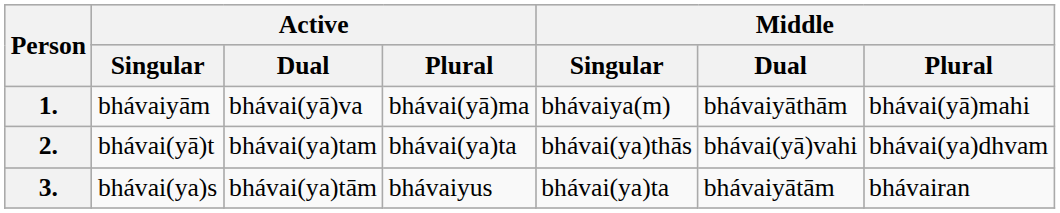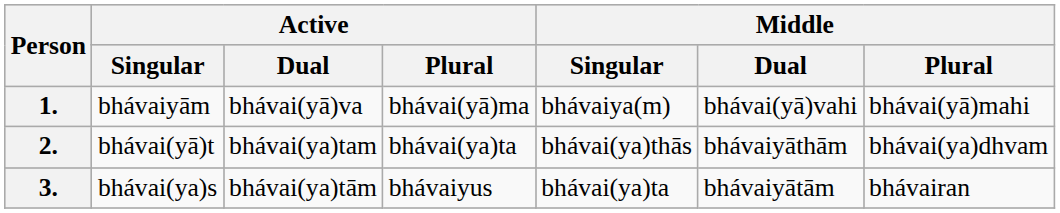(776, 106) bhávaiyāthām -> (781, 106) bhávai(yā)vahi
(781, 146) bhávai(yā)vahi -> (776, 146) bhávaiyāthām
